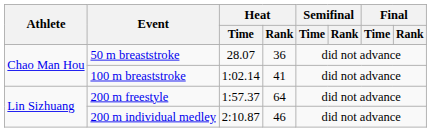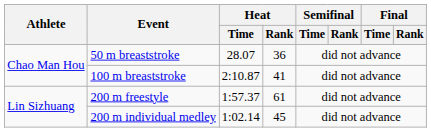(241, 76) 1:02.14 -> (241, 76) 2:10.87
(279, 96) 64 -> (279, 96) 61
(241, 117) 2:10.87 -> (241, 117) 1:02.14
(279, 117) 46 -> (279, 117) 45
